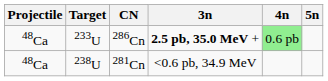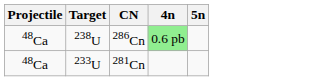- column: (205, 15)
(87, 38) 233U -> (87, 38) 238U
(87, 63) 238U -> (87, 63) 233U
